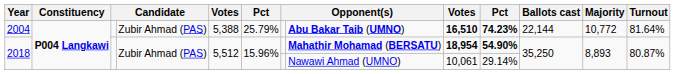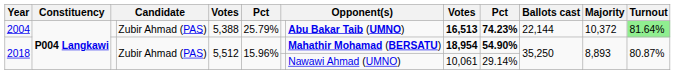(462, 29) 16,510 -> (462, 29) 16,513
(601, 29) 10,772 -> (601, 29) 10,372
(647, 29) no background -> (647, 29) lightgreen background
